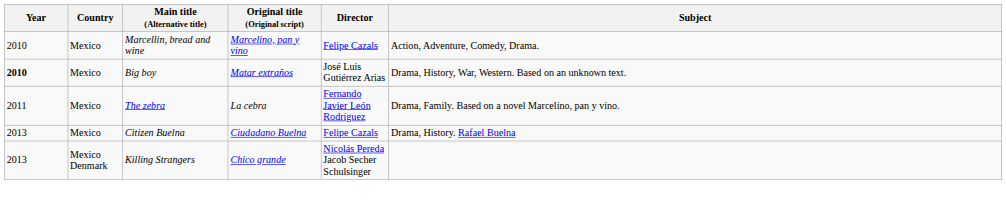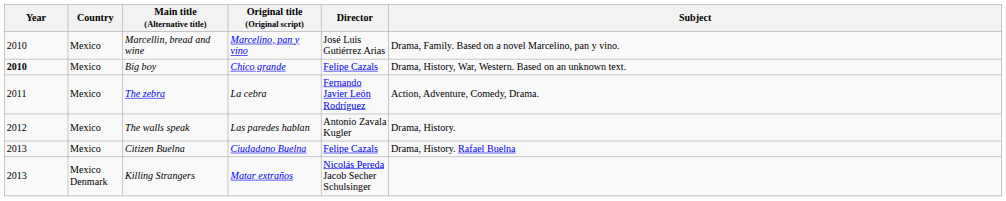(351, 45) Felipe Cazals -> (354, 45) José Luis Gutiérrez Arias
(465, 45) Action, Adventure, Comedy, Drama. -> (505, 45) Drama, Family. Based on a novel Marcelino, pan y vino.
(262, 72) Matar extraños -> (258, 67) Chico grande
(354, 72) José Luis Gutiérrez Arias -> (351, 67) Felipe Cazals
(505, 105) Drama, Family. Based on a novel Marcelino, pan y vino. -> (465, 94) Action, Adventure, Comedy, Drama.
+ row: (157, 127)
(258, 160) Chico grande -> (262, 176) Matar extraños
